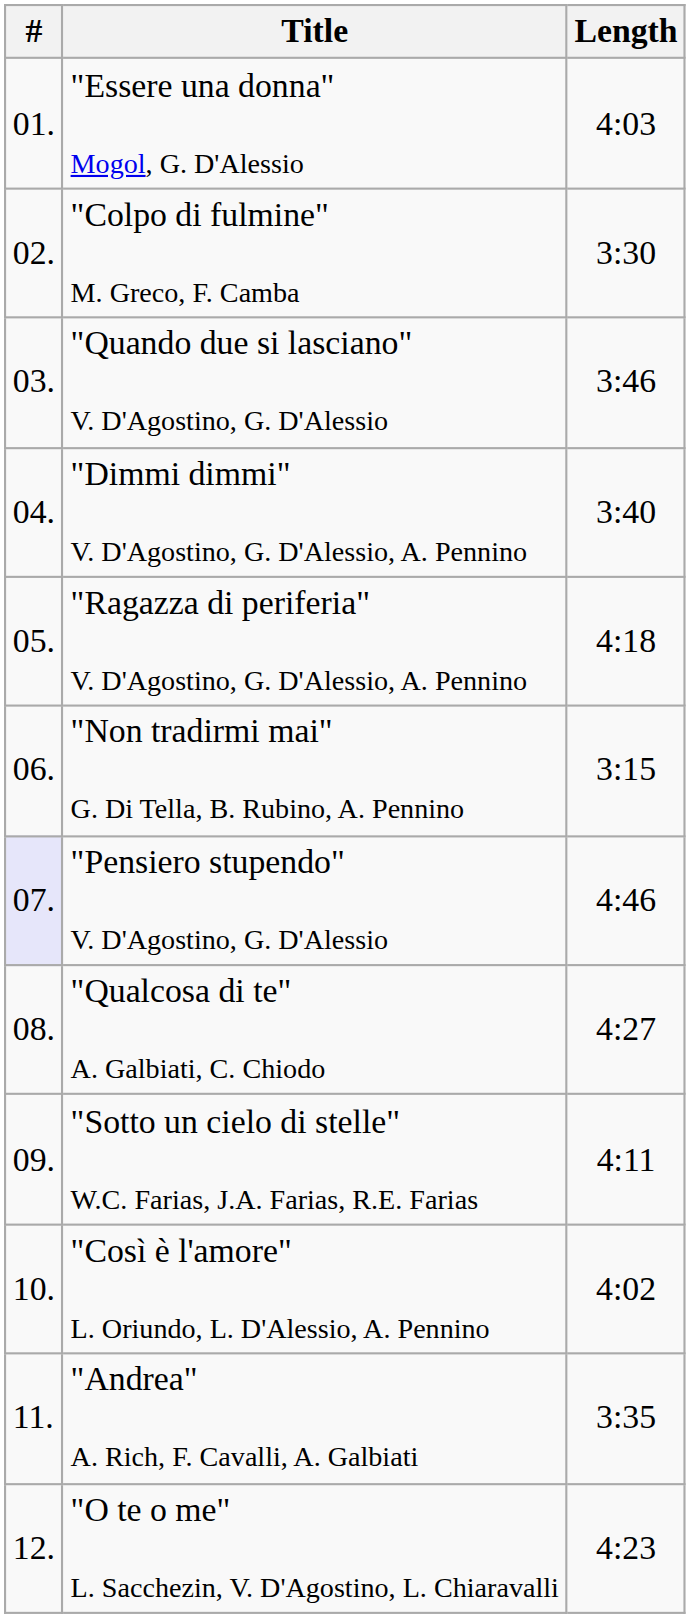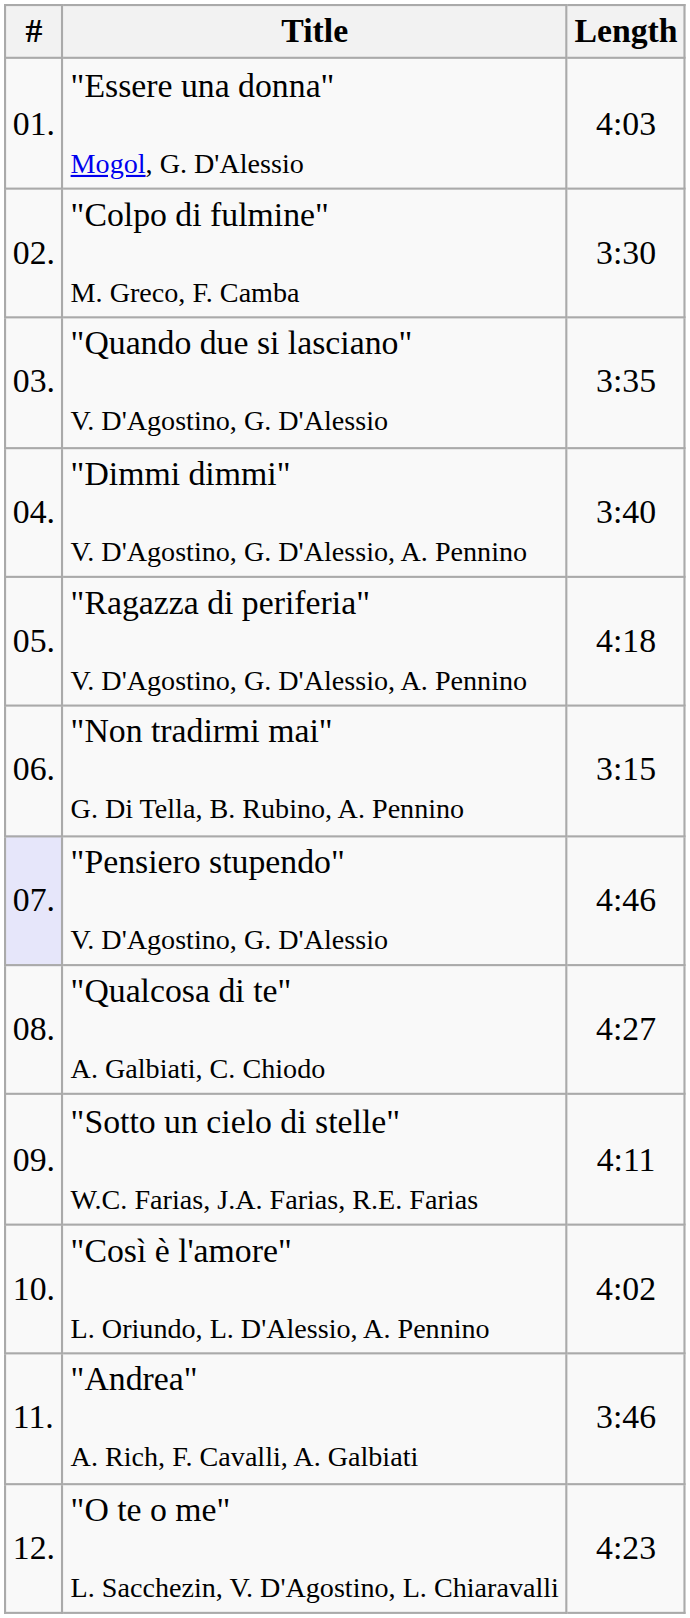(626, 381) 3:46 -> (626, 381) 3:35
(626, 1417) 3:35 -> (626, 1417) 3:46
